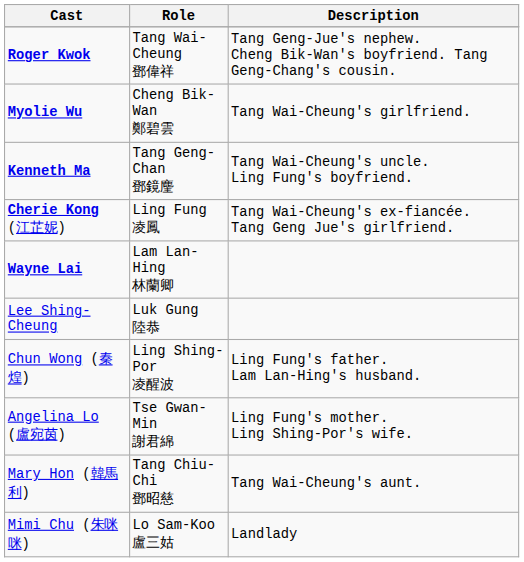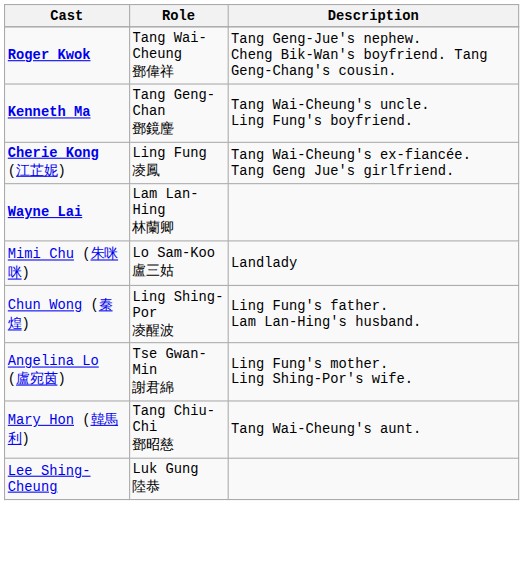- row: (45, 113)
rows swapped: (63, 535) <-> (49, 319)
